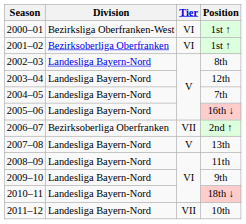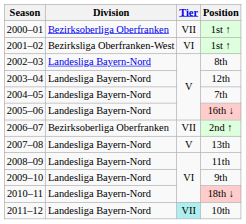(111, 29) Bezirksliga Oberfranken-West -> (108, 29) Bezirksoberliga Oberfranken
(189, 29) VI -> (189, 29) VII
(108, 45) Bezirksoberliga Oberfranken -> (111, 45) Bezirksliga Oberfranken-West
(189, 210) no background -> (189, 210) paleturquoise background
